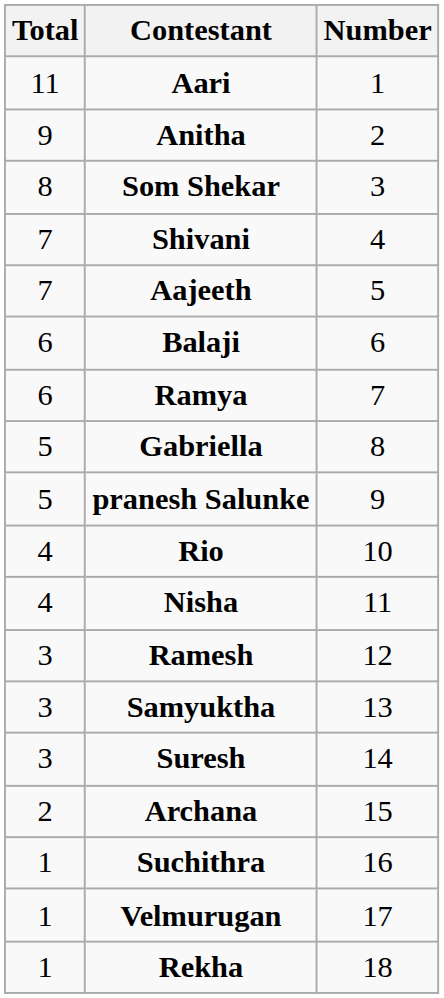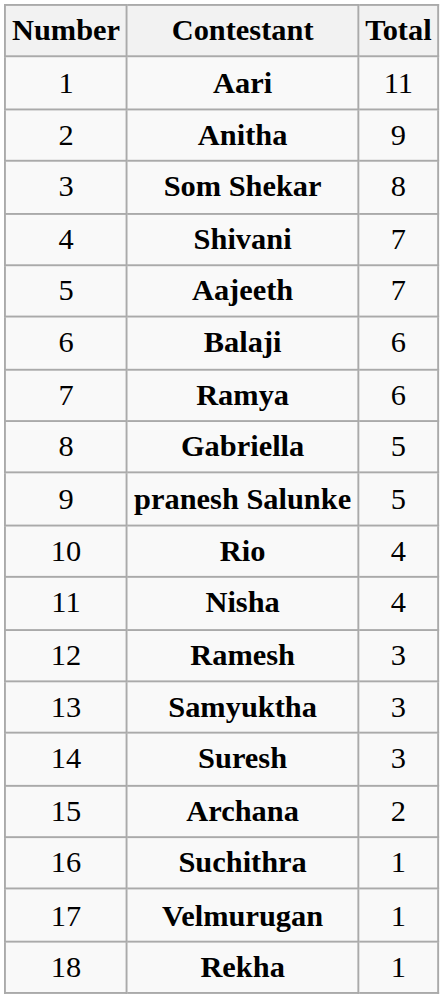columns swapped: (378, 30) <-> (45, 30)
